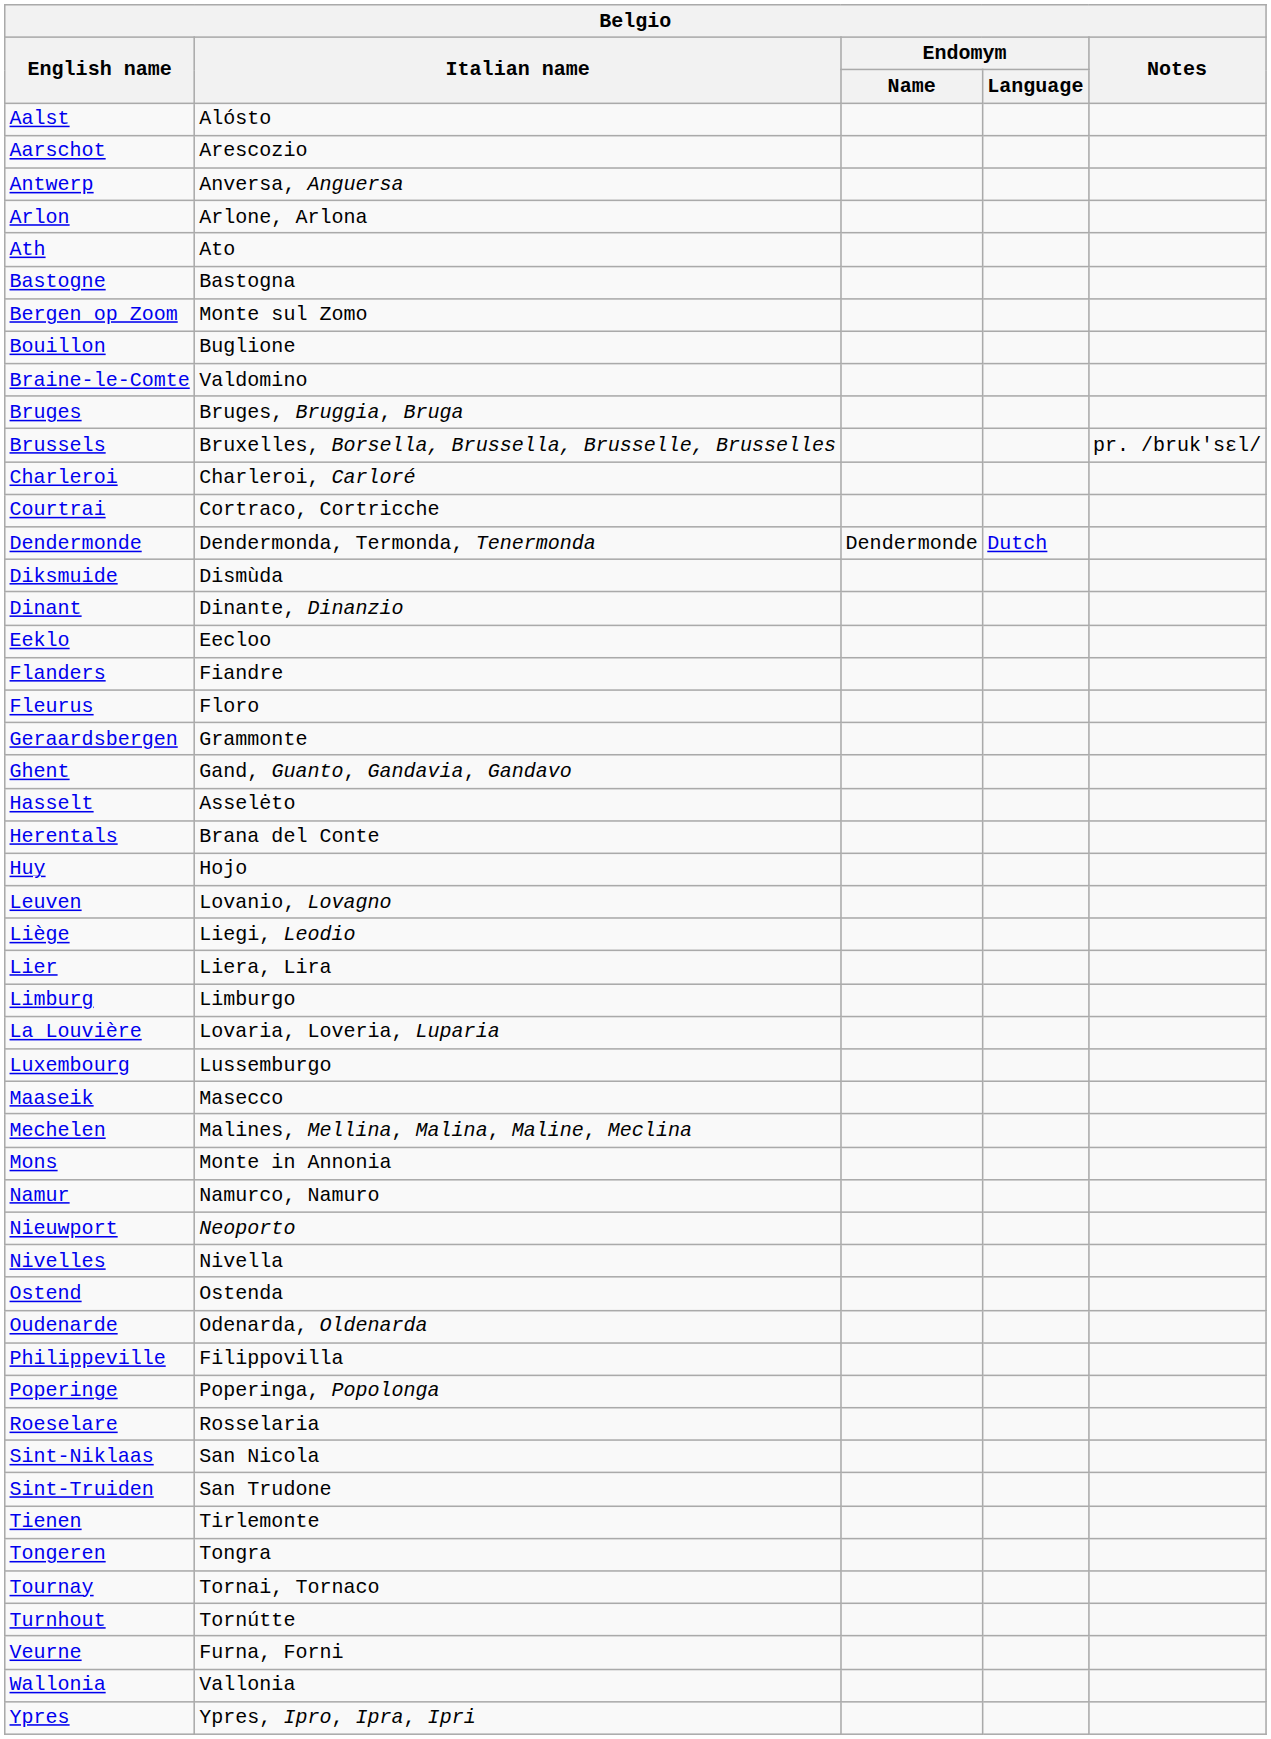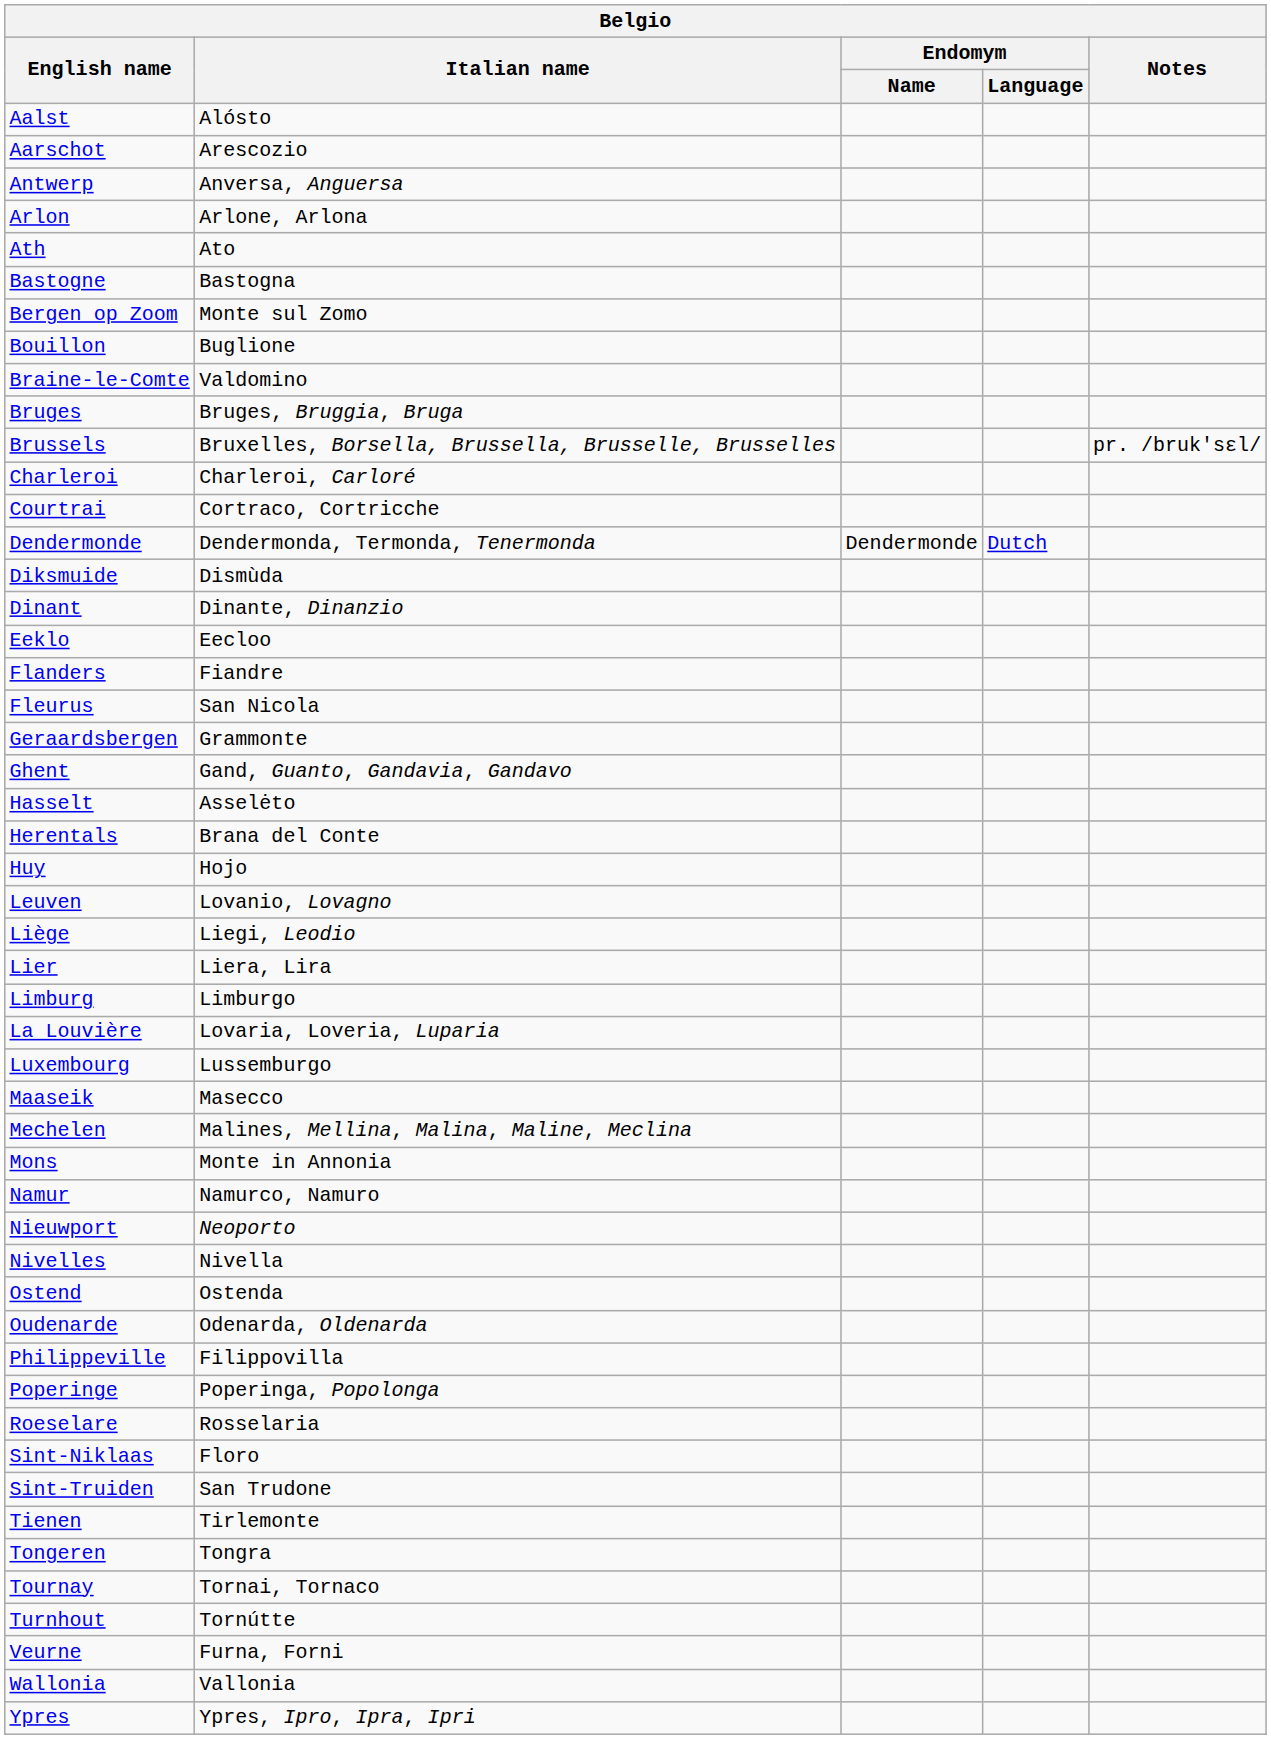(229, 706) Floro -> (259, 706) San Nicola
(259, 1457) San Nicola -> (229, 1457) Floro
